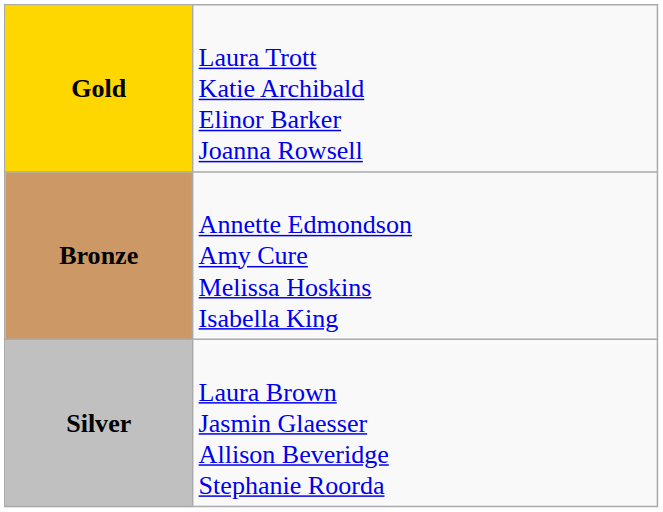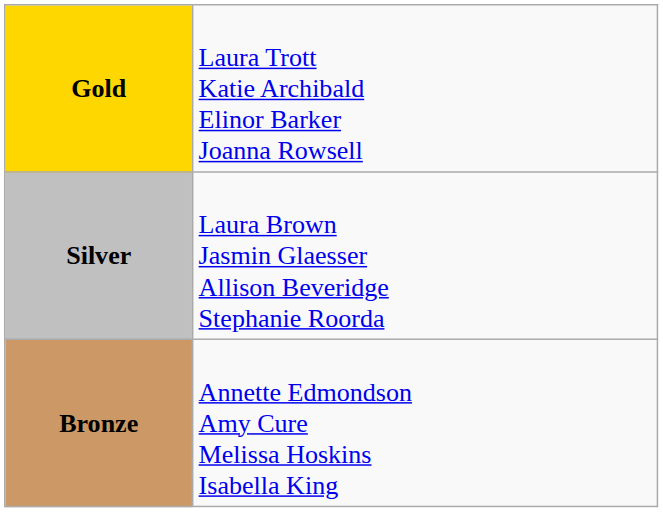rows swapped: (99, 422) <-> (99, 255)
